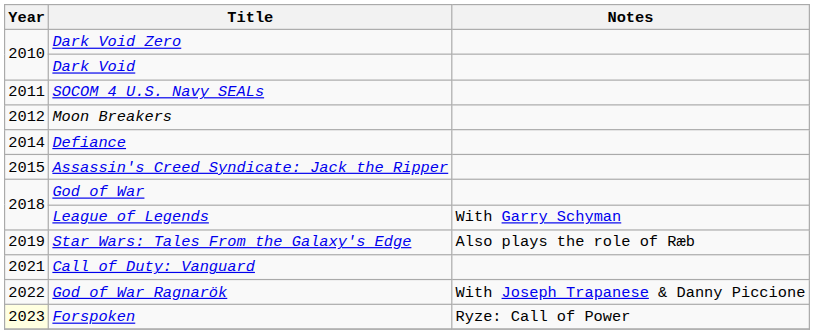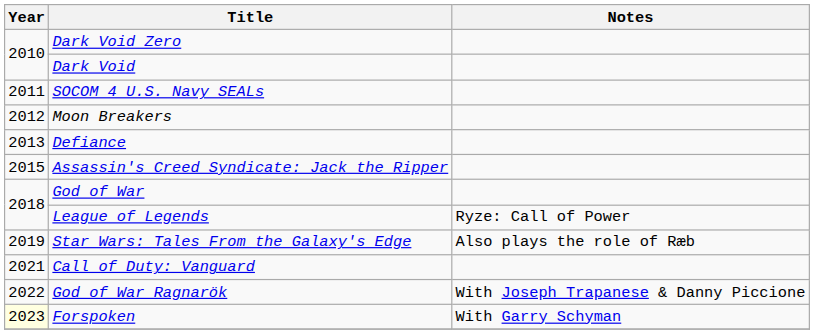(27, 142) 2014 -> (27, 142) 2013
(538, 217) With Garry Schyman -> (543, 217) Ryze: Call of Power
(543, 317) Ryze: Call of Power -> (538, 317) With Garry Schyman
